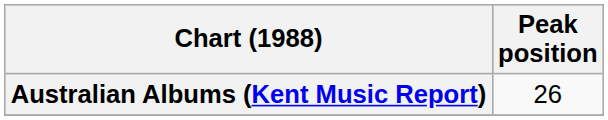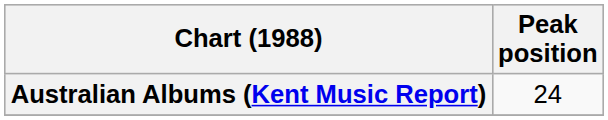(548, 94) 26 -> (548, 94) 24
